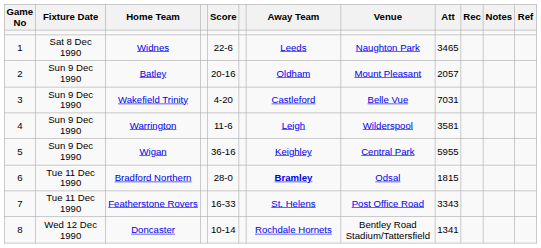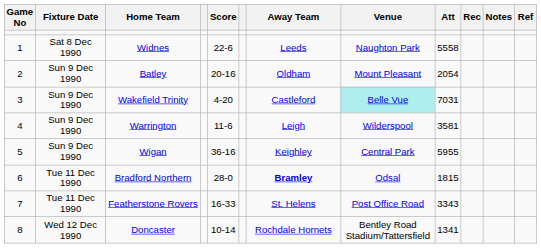(448, 47) 3465 -> (448, 47) 5558
(448, 73) 2057 -> (448, 73) 2054
(388, 100) no background -> (388, 100) paleturquoise background
